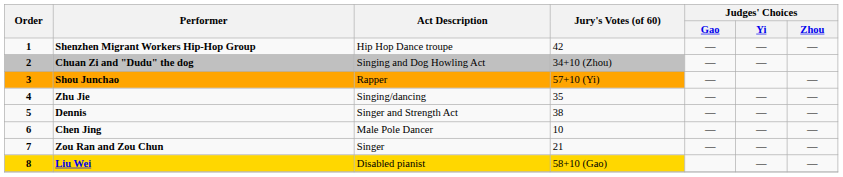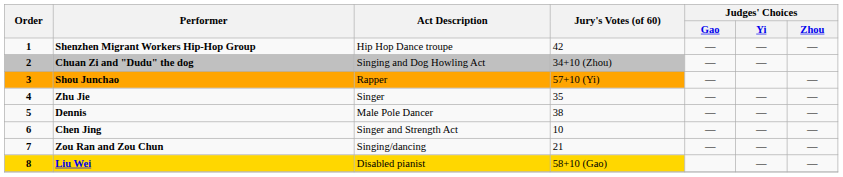(391, 96) Singing/dancing -> (371, 96) Singer
(407, 113) Singer and Strength Act -> (395, 113) Male Pole Dancer
(395, 130) Male Pole Dancer -> (407, 130) Singer and Strength Act
(371, 146) Singer -> (391, 146) Singing/dancing
